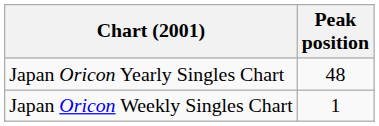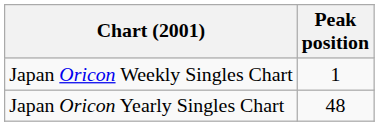rows swapped: (151, 105) <-> (147, 74)
